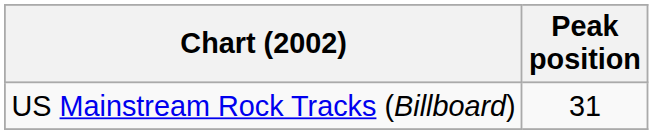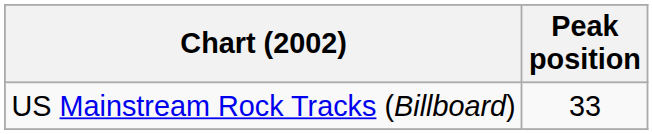(585, 105) 31 -> (585, 105) 33
